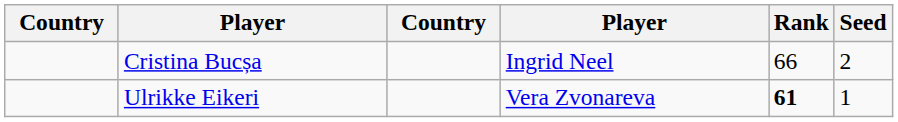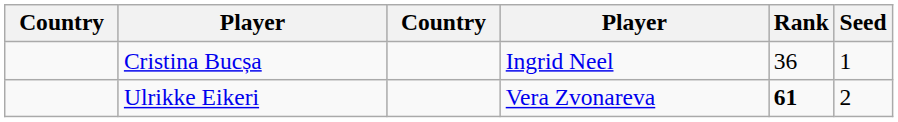(786, 60) 66 -> (786, 60) 36
(845, 60) 2 -> (845, 60) 1
(845, 97) 1 -> (845, 97) 2
